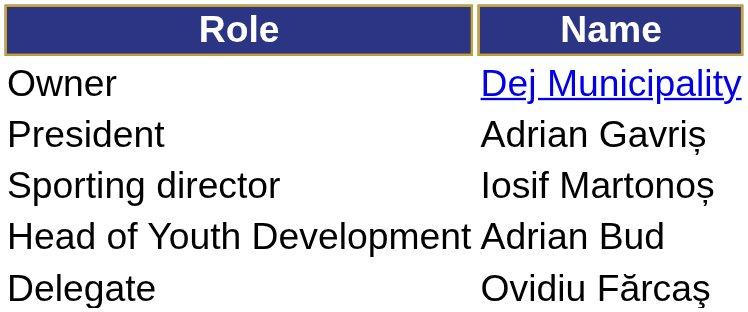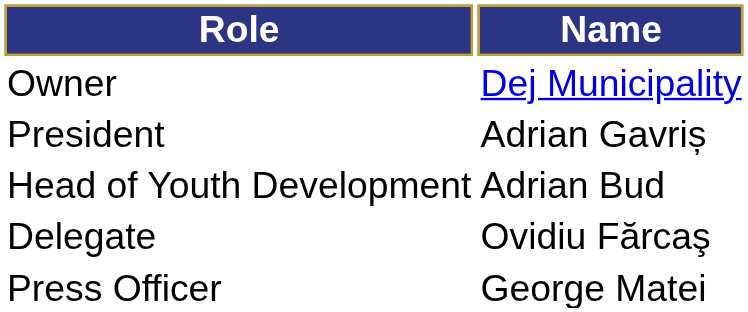- row: (144, 185)
+ row: (114, 288)
